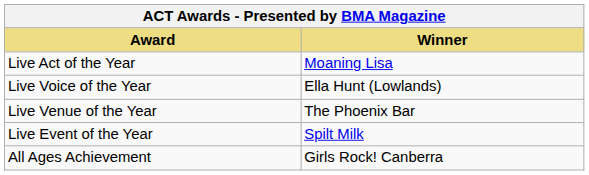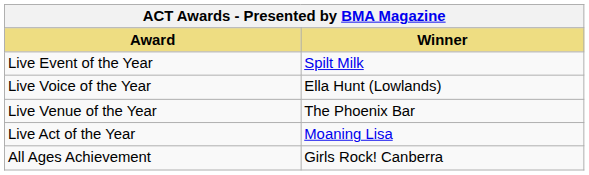rows swapped: (72, 63) <-> (80, 134)
